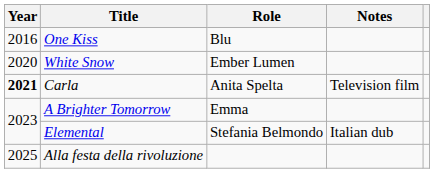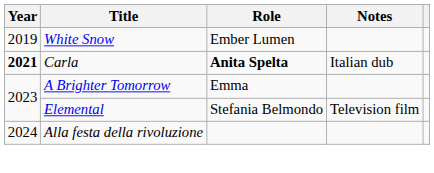- row: (71, 39)
(23, 62) 2020 -> (23, 39) 2019
(246, 86) normal -> (249, 62) bold
(375, 86) Television film -> (362, 62) Italian dub
(362, 132) Italian dub -> (375, 109) Television film
(23, 156) 2025 -> (23, 132) 2024
